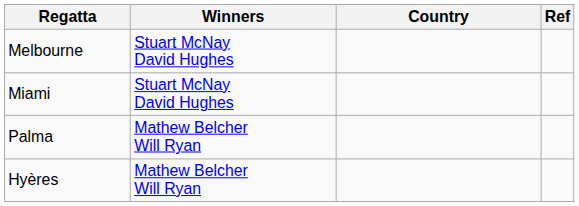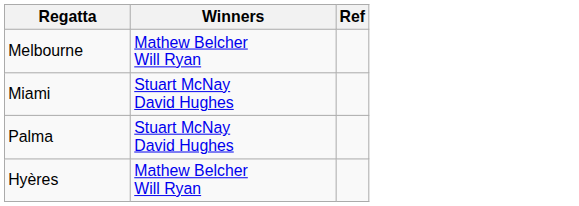- column: (439, 17)
(184, 51) Stuart McNay David Hughes -> (191, 51) Mathew Belcher Will Ryan
(191, 136) Mathew Belcher Will Ryan -> (184, 136) Stuart McNay David Hughes
